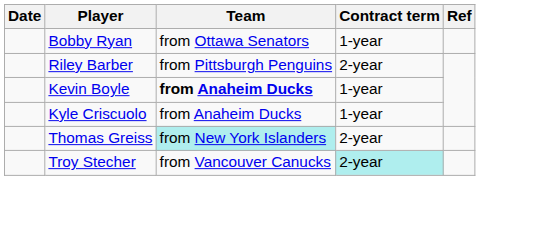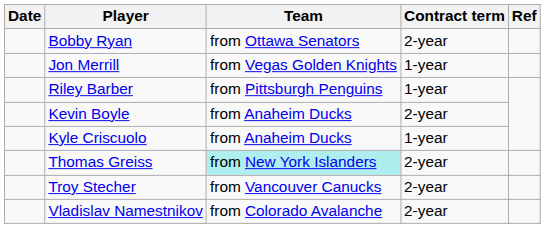(361, 41) 1-year -> (426, 41) 2-year
+ row: (84, 65)
(361, 65) 2-year -> (426, 89) 1-year
(236, 89) bold -> (281, 114) normal
(361, 89) 1-year -> (426, 114) 2-year
(361, 162) paleturquoise background -> (426, 187) no background
+ row: (126, 211)
